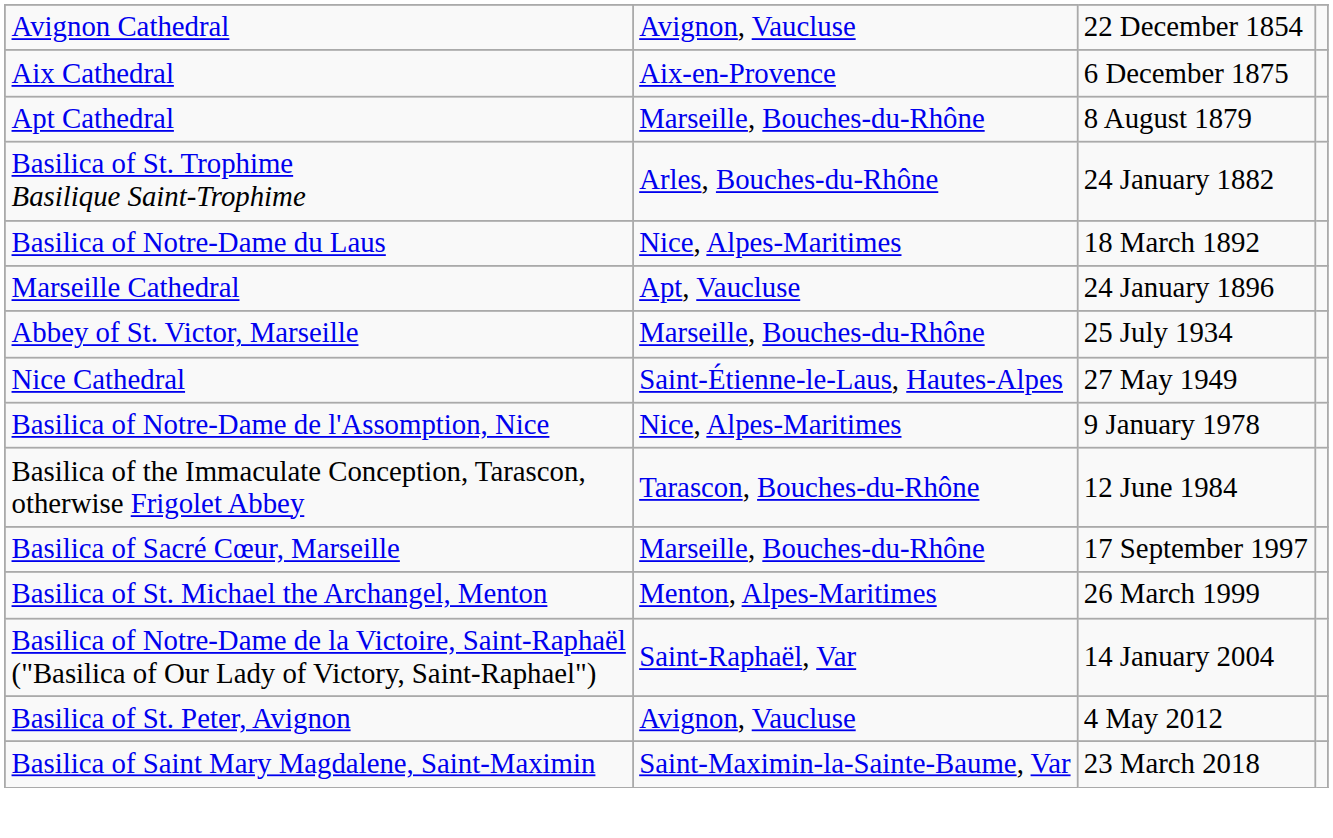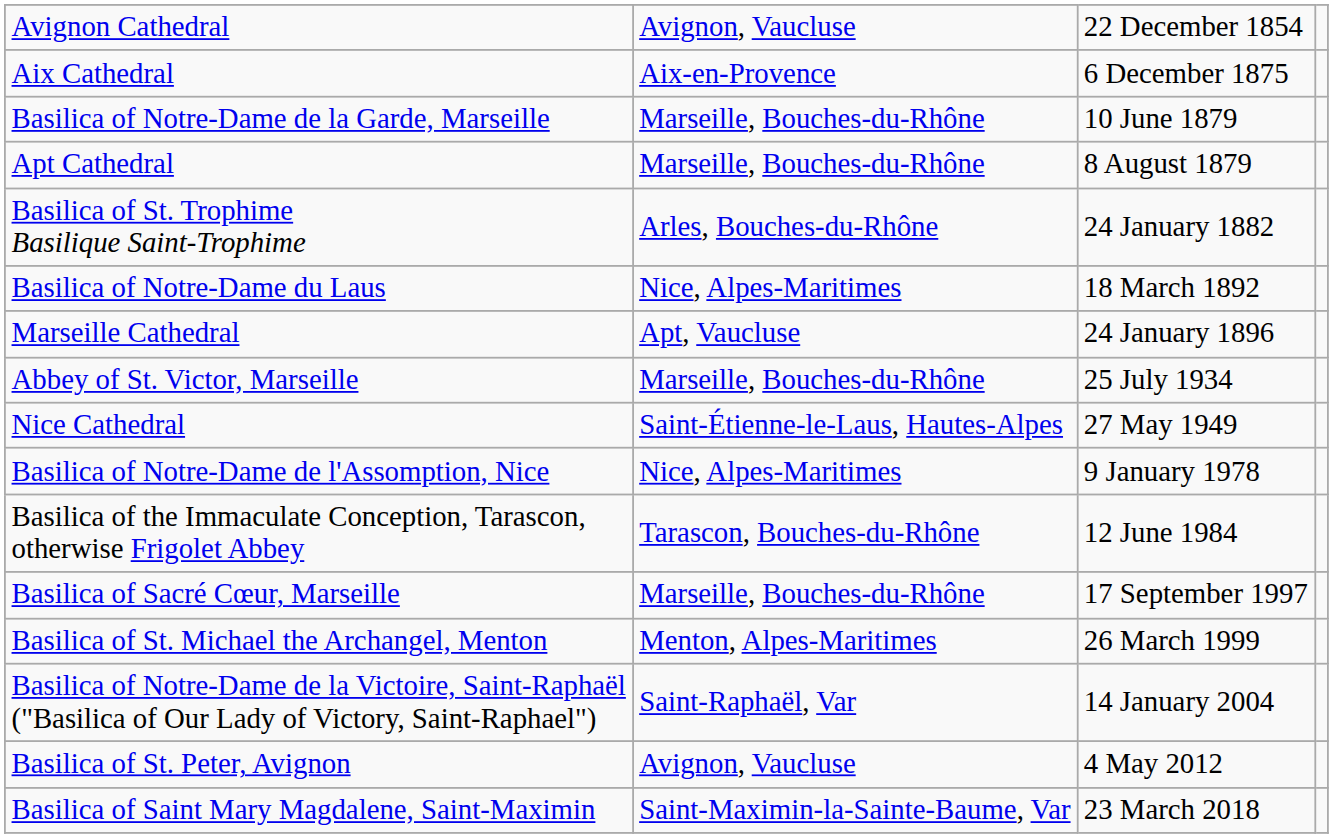+ row: (281, 118)
